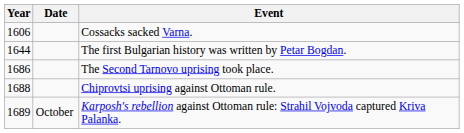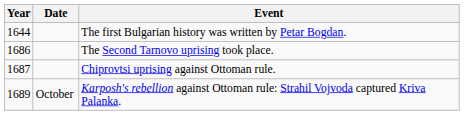- row: (137, 32)
(19, 87) 1688 -> (19, 69) 1687
